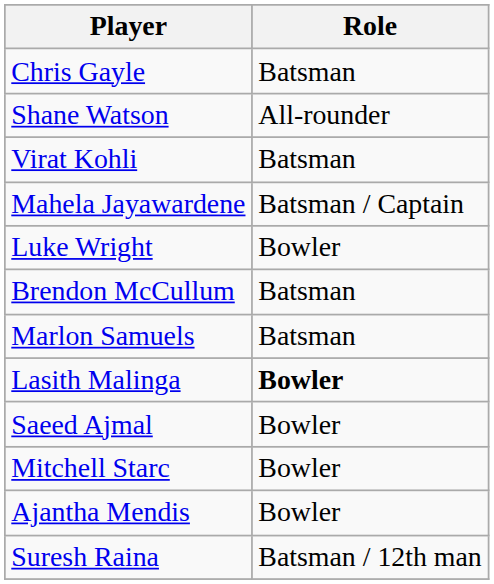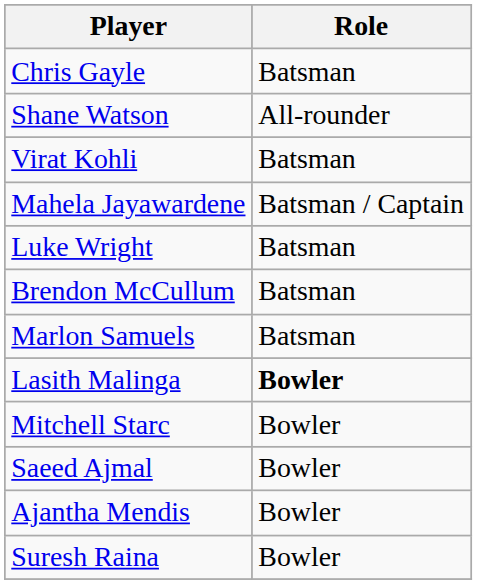(299, 247) Bowler -> (307, 247) Batsman
rows swapped: (91, 468) <-> (82, 423)
(370, 556) Batsman / 12th man -> (299, 556) Bowler
